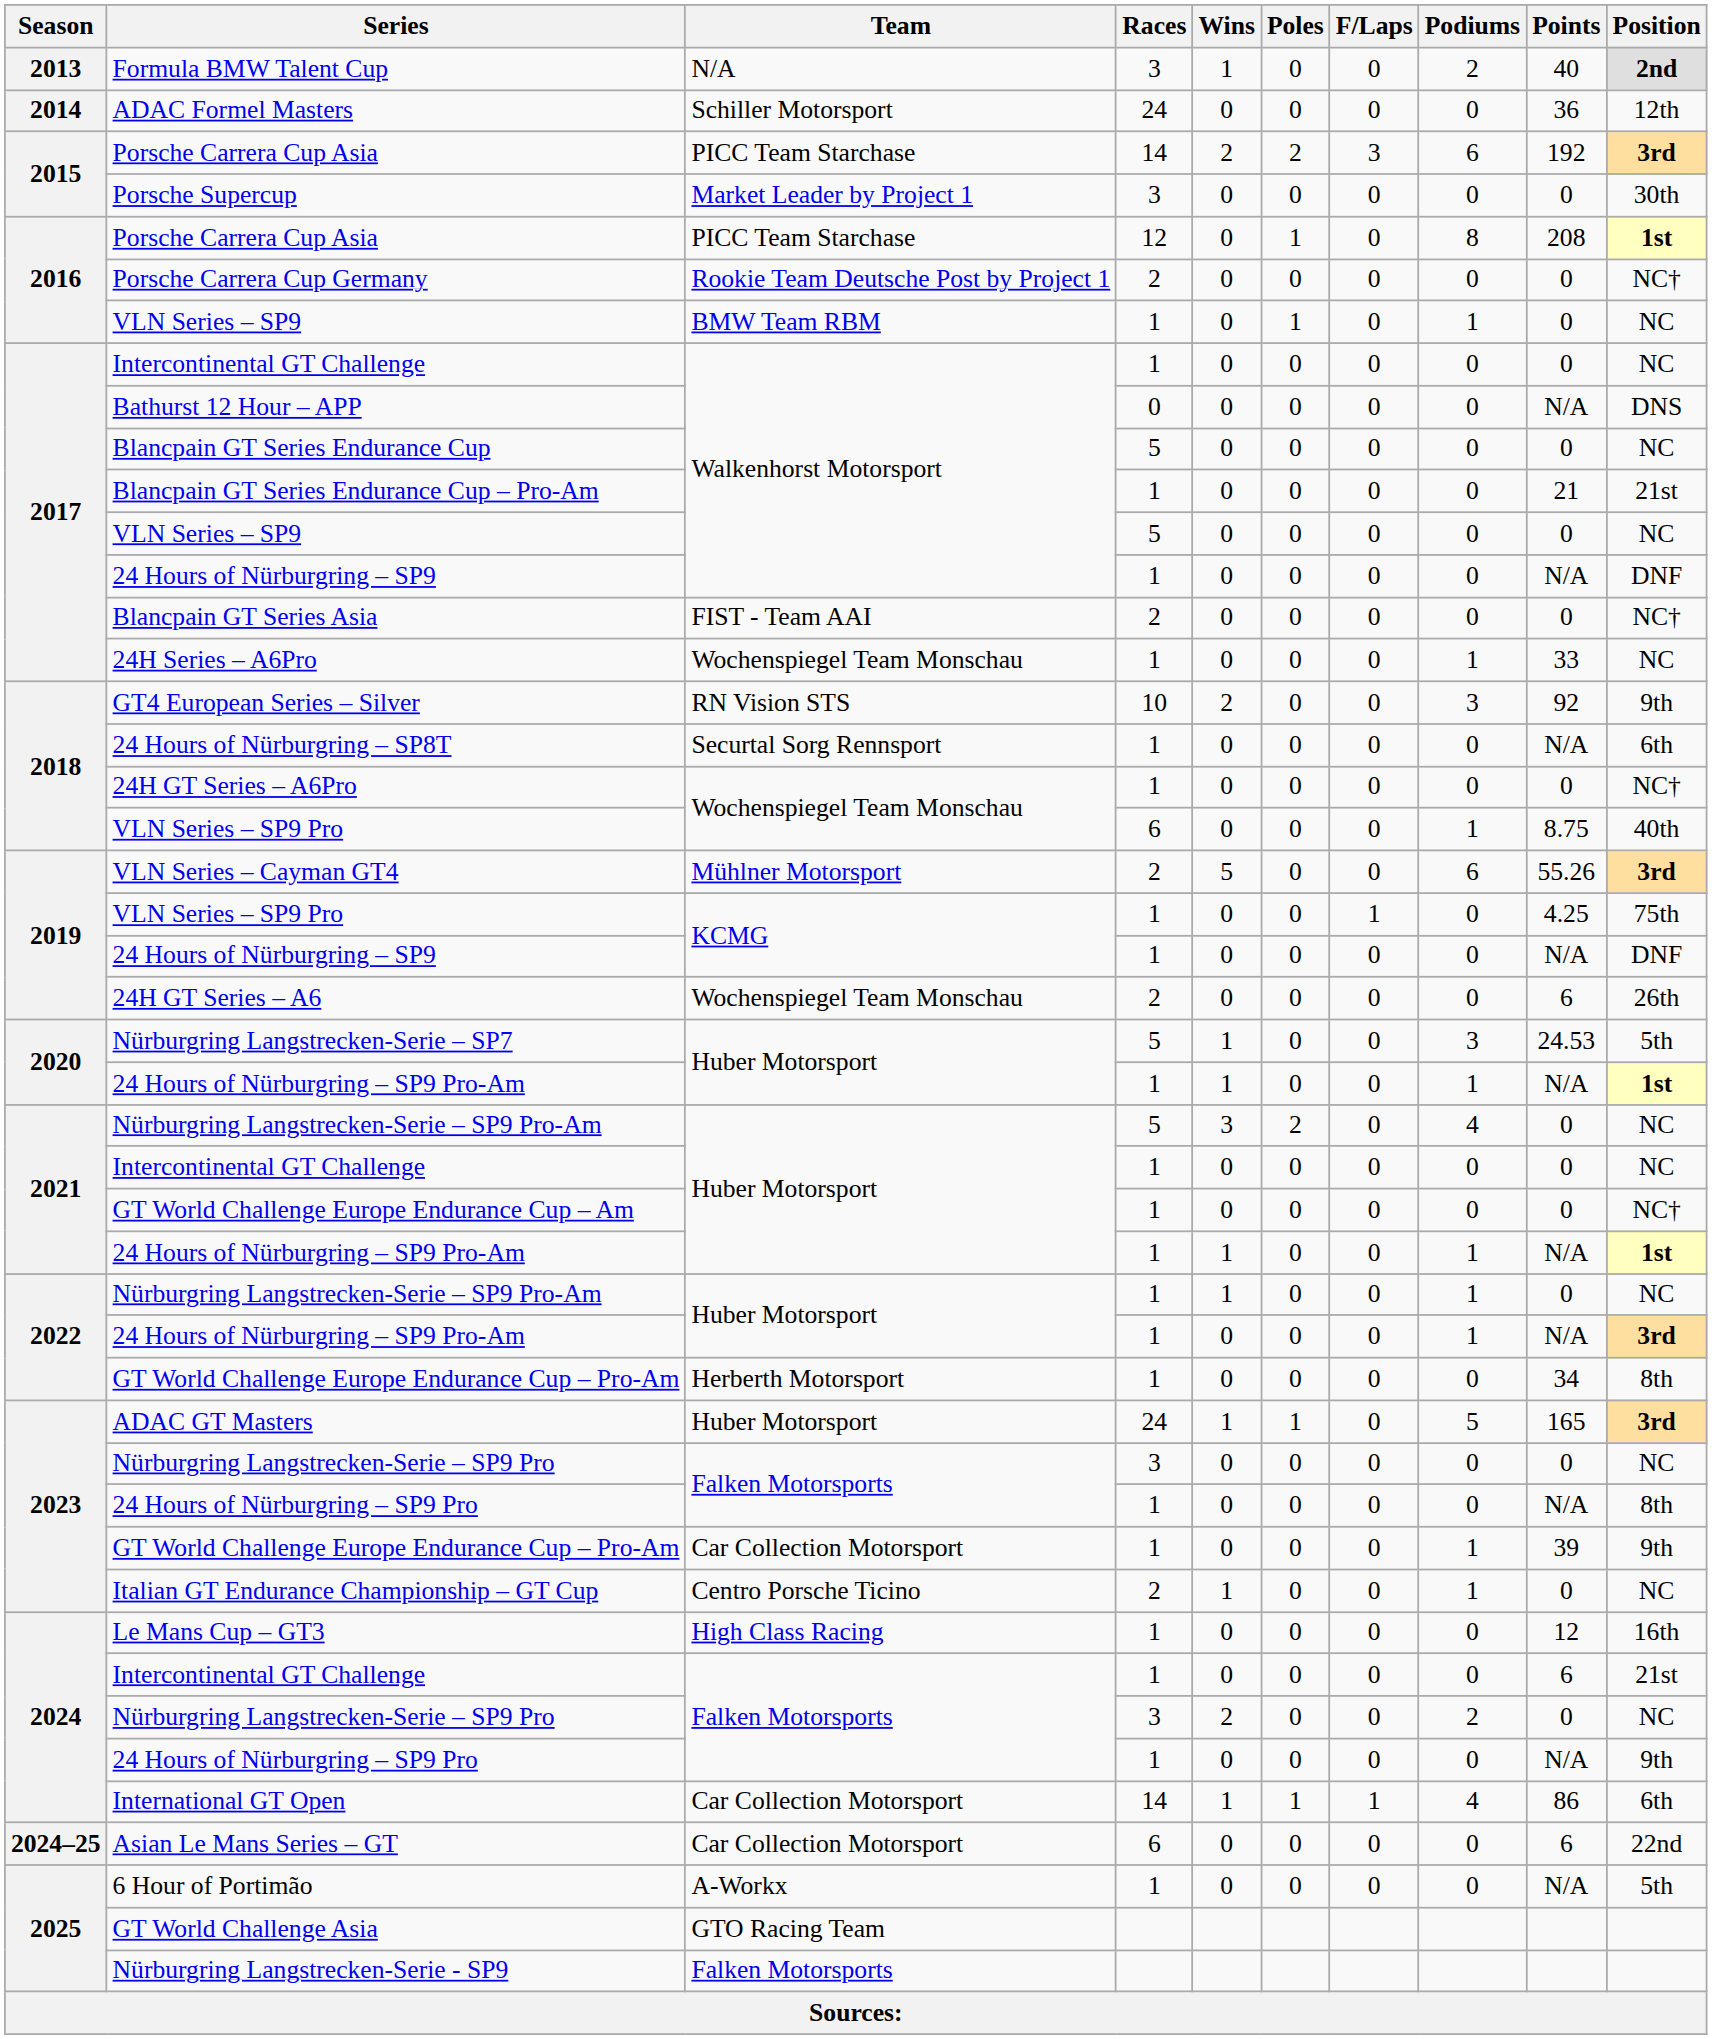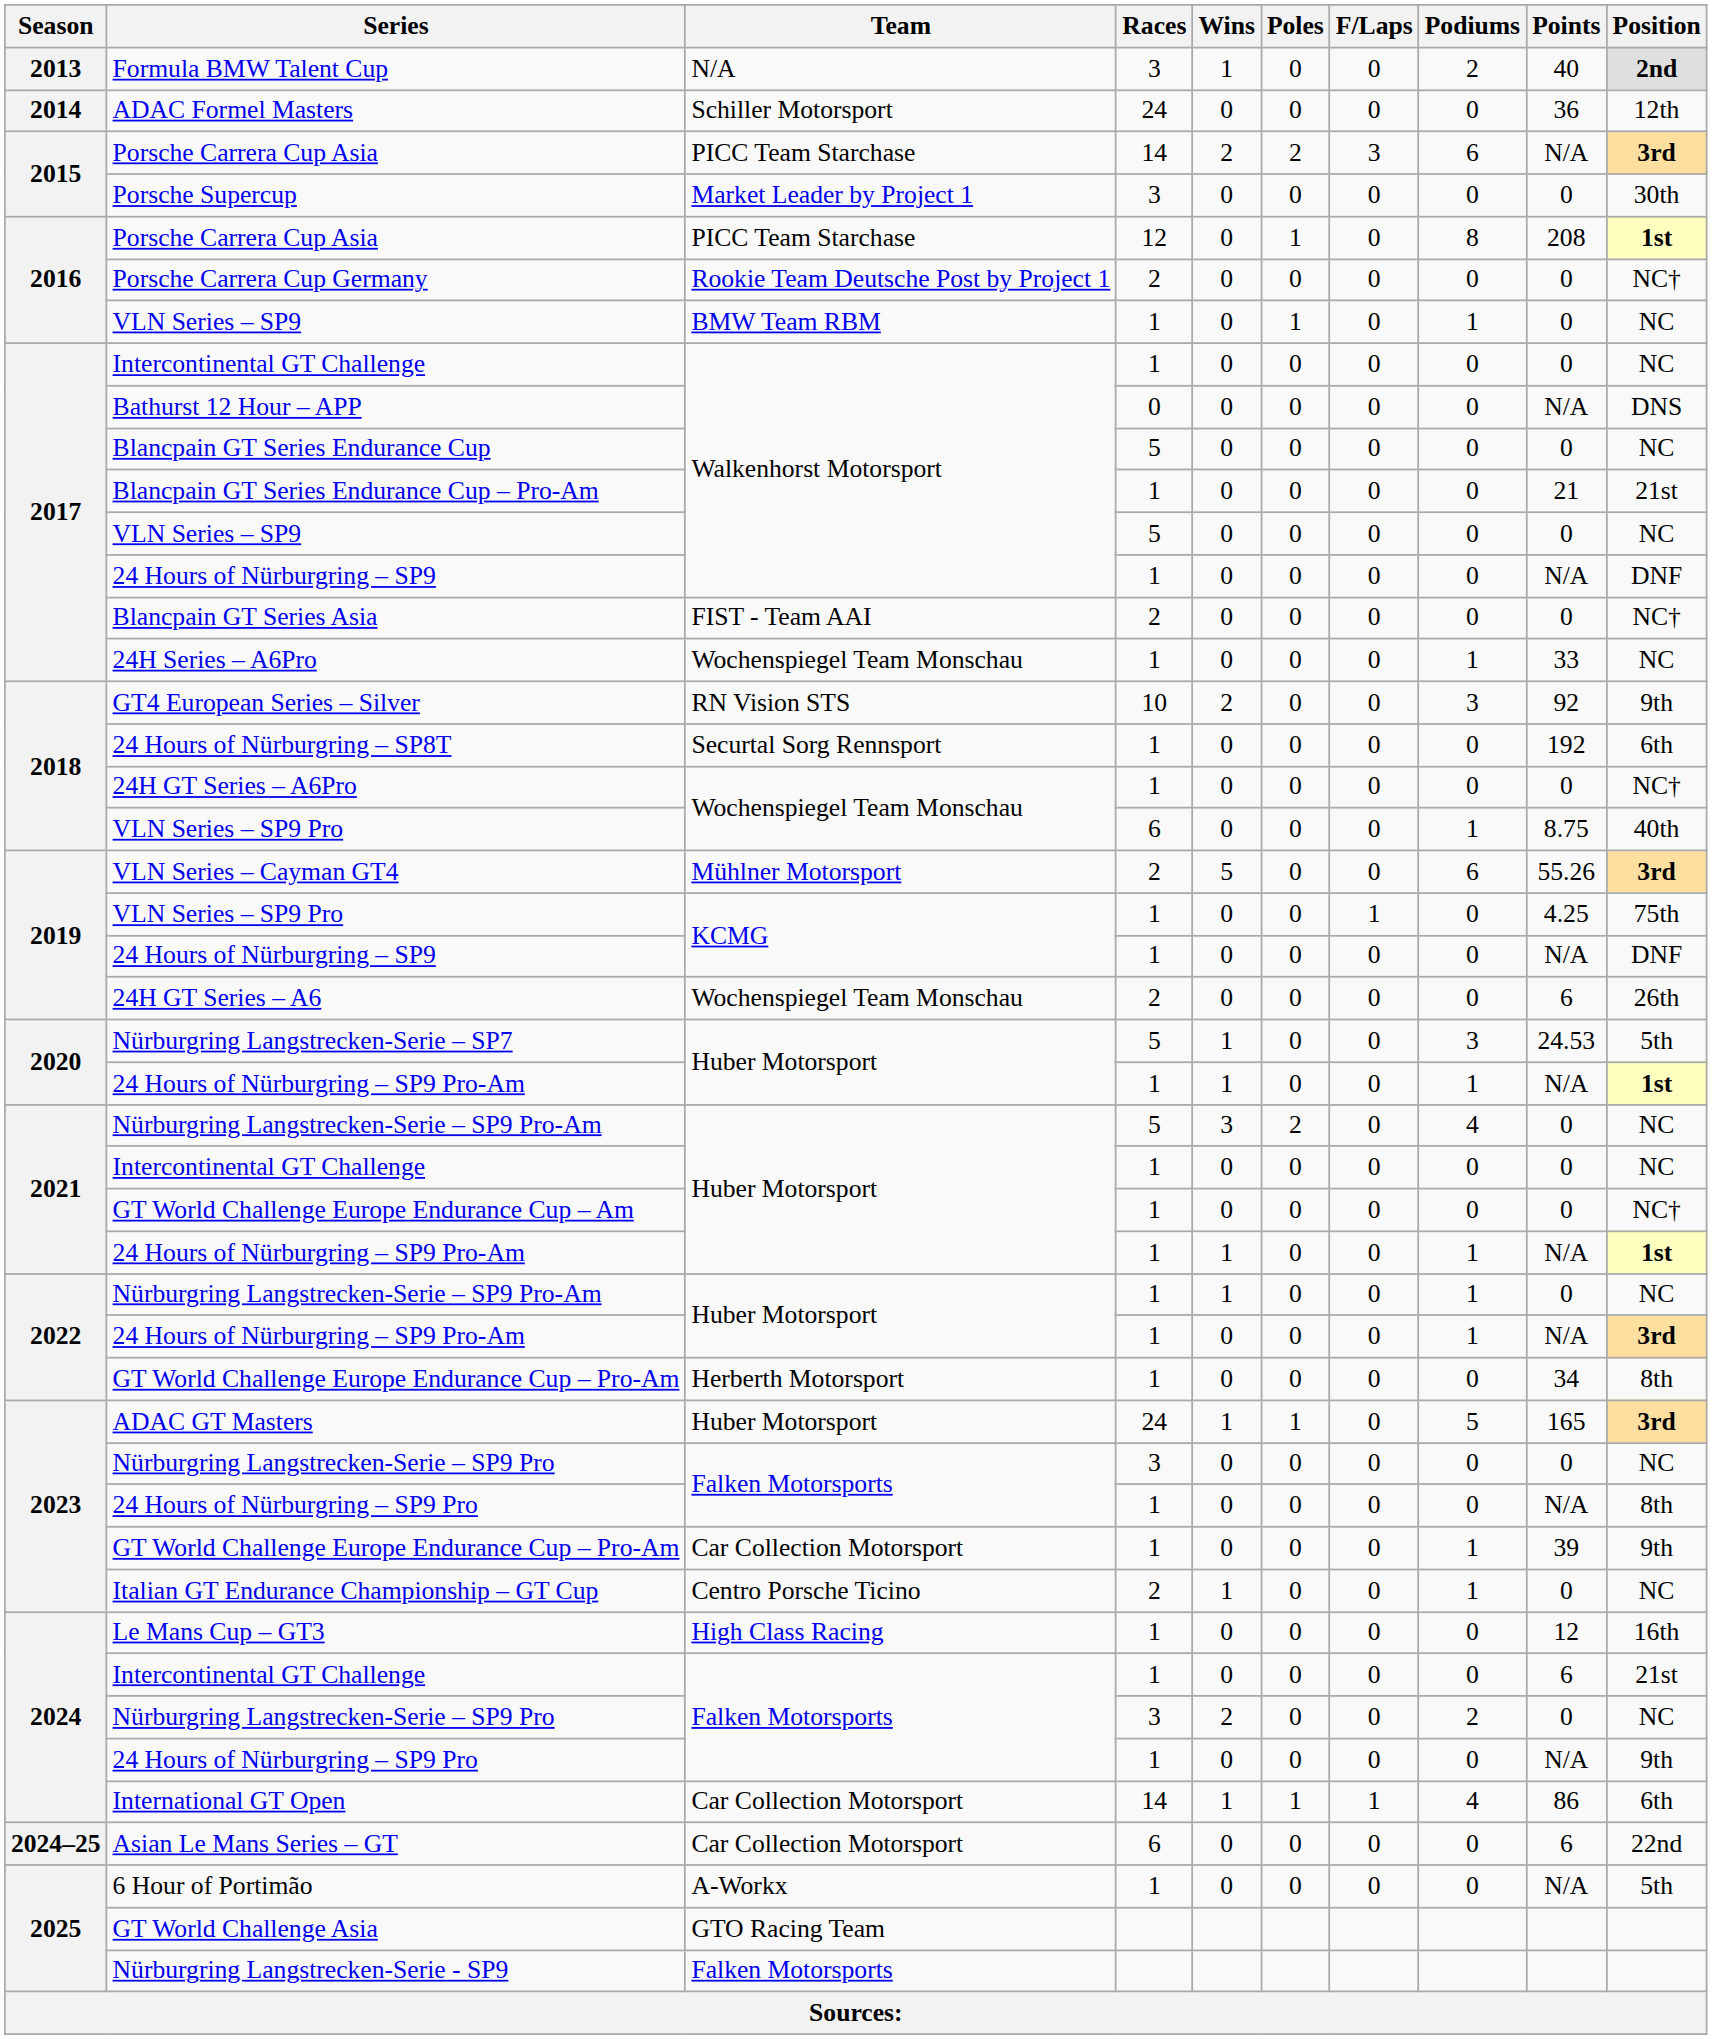(1566, 152) 192 -> (1566, 152) N/A
(1566, 744) N/A -> (1566, 744) 192
